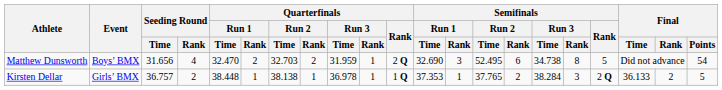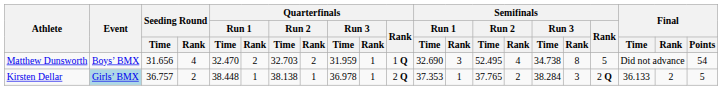(400, 61) 2 Q -> (400, 61) 1 Q
(518, 61) 6 -> (518, 61) 4
(115, 77) no background -> (115, 77) lightblue background
(400, 77) 1 Q -> (400, 77) 2 Q
